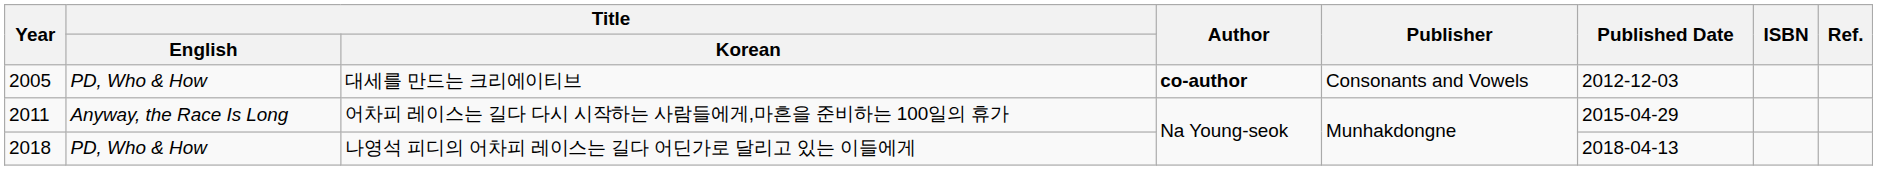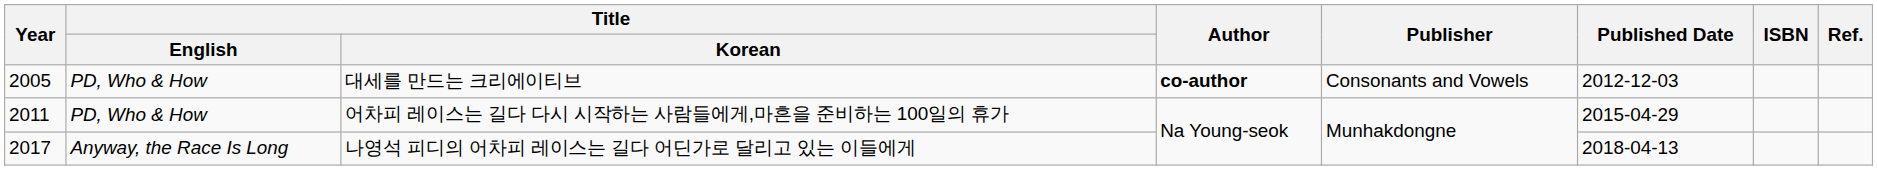(179, 114) Anyway, the Race Is Long -> (139, 114) PD, Who & How
(30, 148) 2018 -> (30, 148) 2017
(139, 148) PD, Who & How -> (179, 148) Anyway, the Race Is Long
